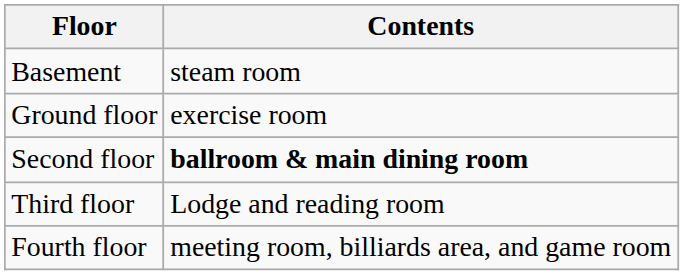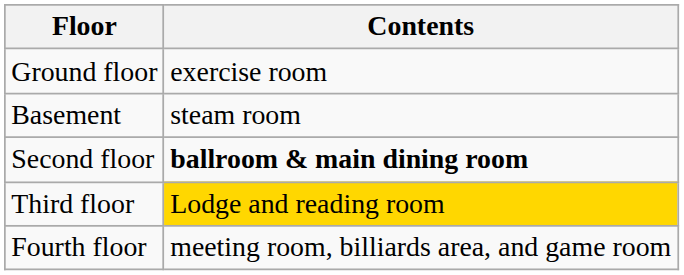rows swapped: (66, 70) <-> (84, 114)
(307, 203) no background -> (307, 203) gold background
